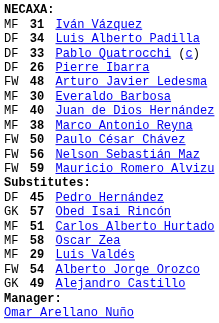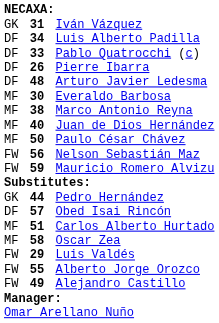(11, 25) MF -> (11, 25) GK
(11, 82) FW -> (11, 82) DF
rows swapped: (124, 126) <-> (135, 111)
(11, 140) FW -> (11, 140) MF
(11, 198) DF -> (11, 198) GK
(37, 198) 45 -> (37, 198) 44
(11, 212) GK -> (11, 212) DF
(11, 255) MF -> (11, 255) FW
(37, 270) 54 -> (37, 270) 55
(11, 284) GK -> (11, 284) FW
